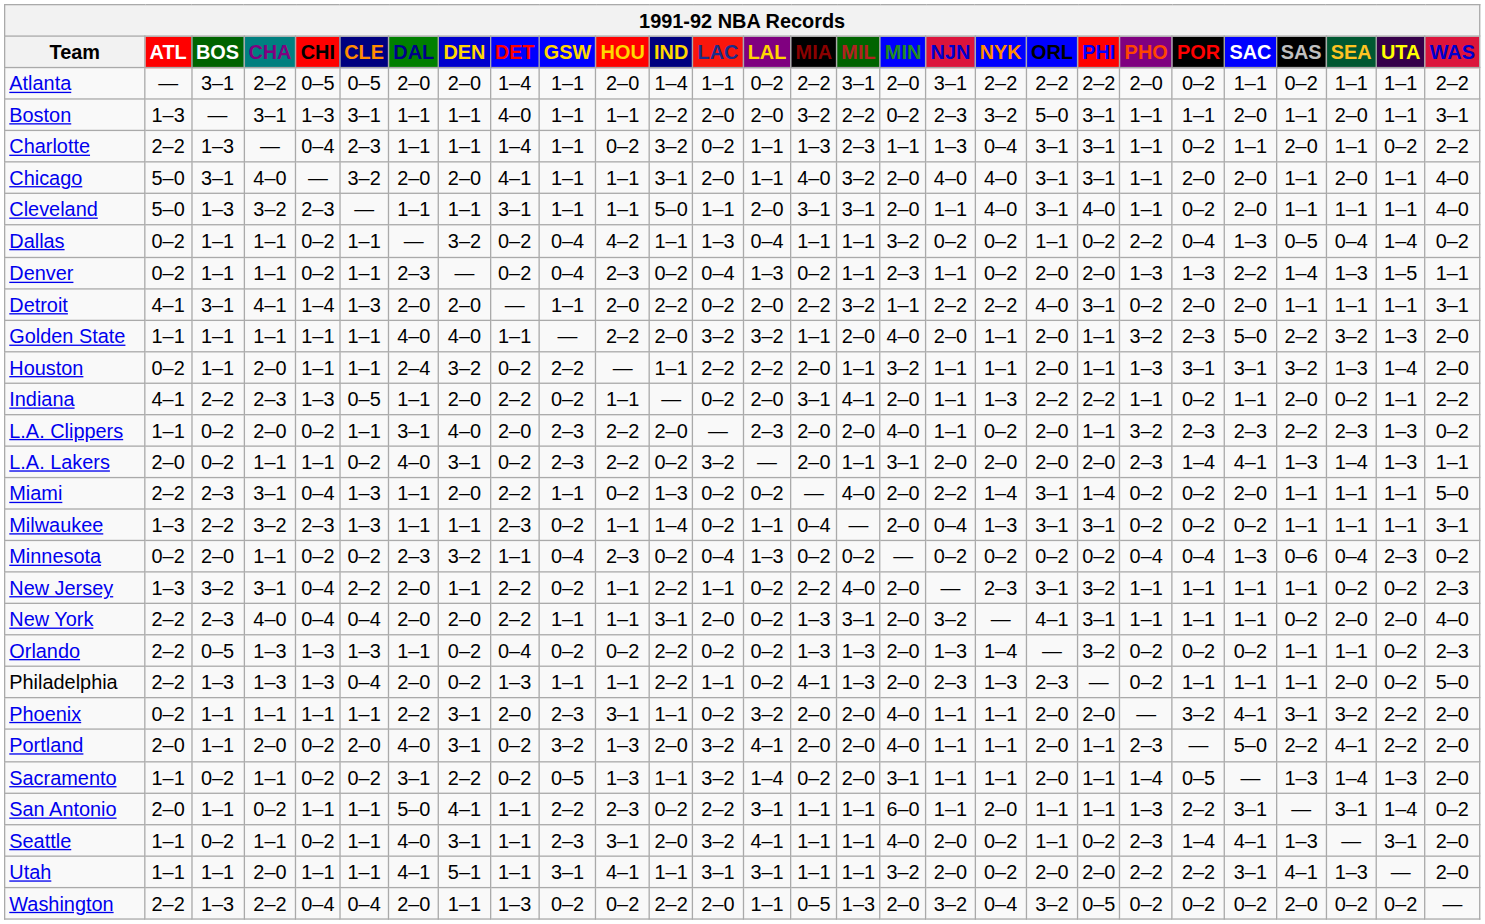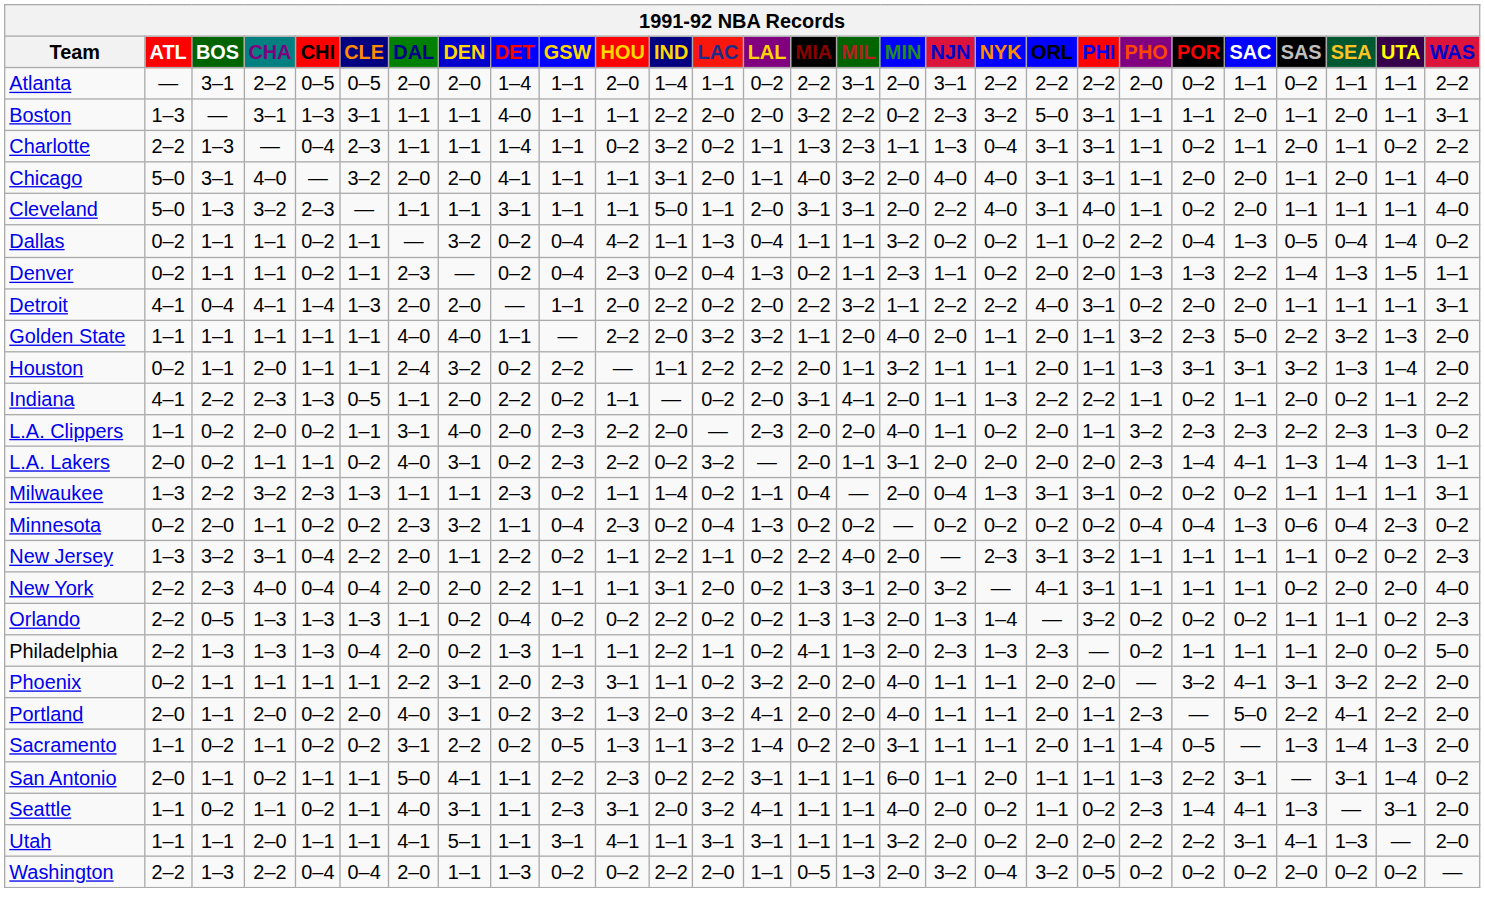(950, 210) 1–1 -> (950, 210) 2–2
(218, 304) 3–1 -> (218, 304) 0–4
- row: (36, 493)
